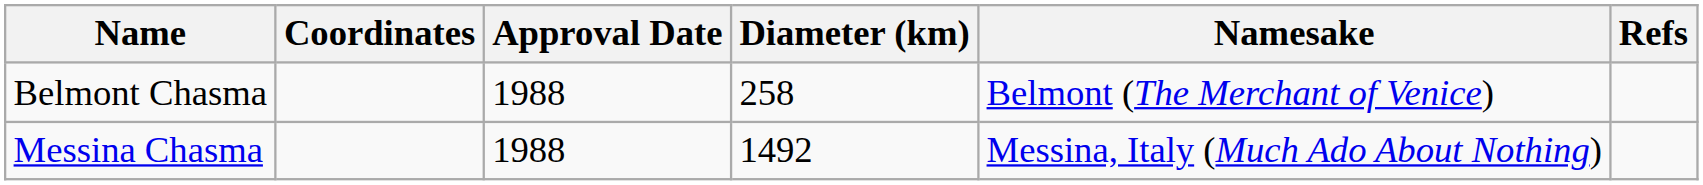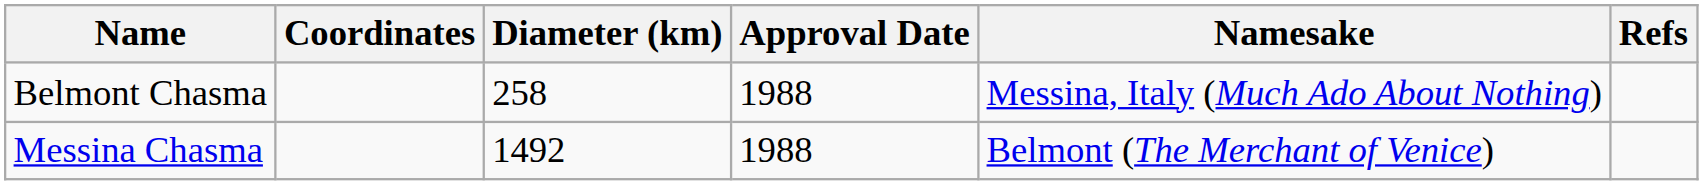columns swapped: (855, 33) <-> (607, 33)
(1240, 91) Belmont (The Merchant of Venice) -> (1294, 91) Messina, Italy (Much Ado About Nothing)
(1294, 149) Messina, Italy (Much Ado About Nothing) -> (1240, 149) Belmont (The Merchant of Venice)
